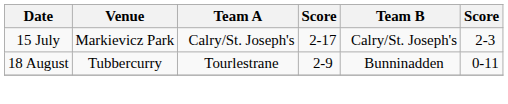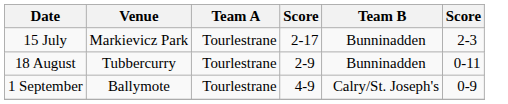(238, 39) Calry/St. Joseph's -> (236, 39) Tourlestrane
(400, 39) Calry/St. Joseph's -> (382, 39) Bunninadden
+ row: (45, 87)
